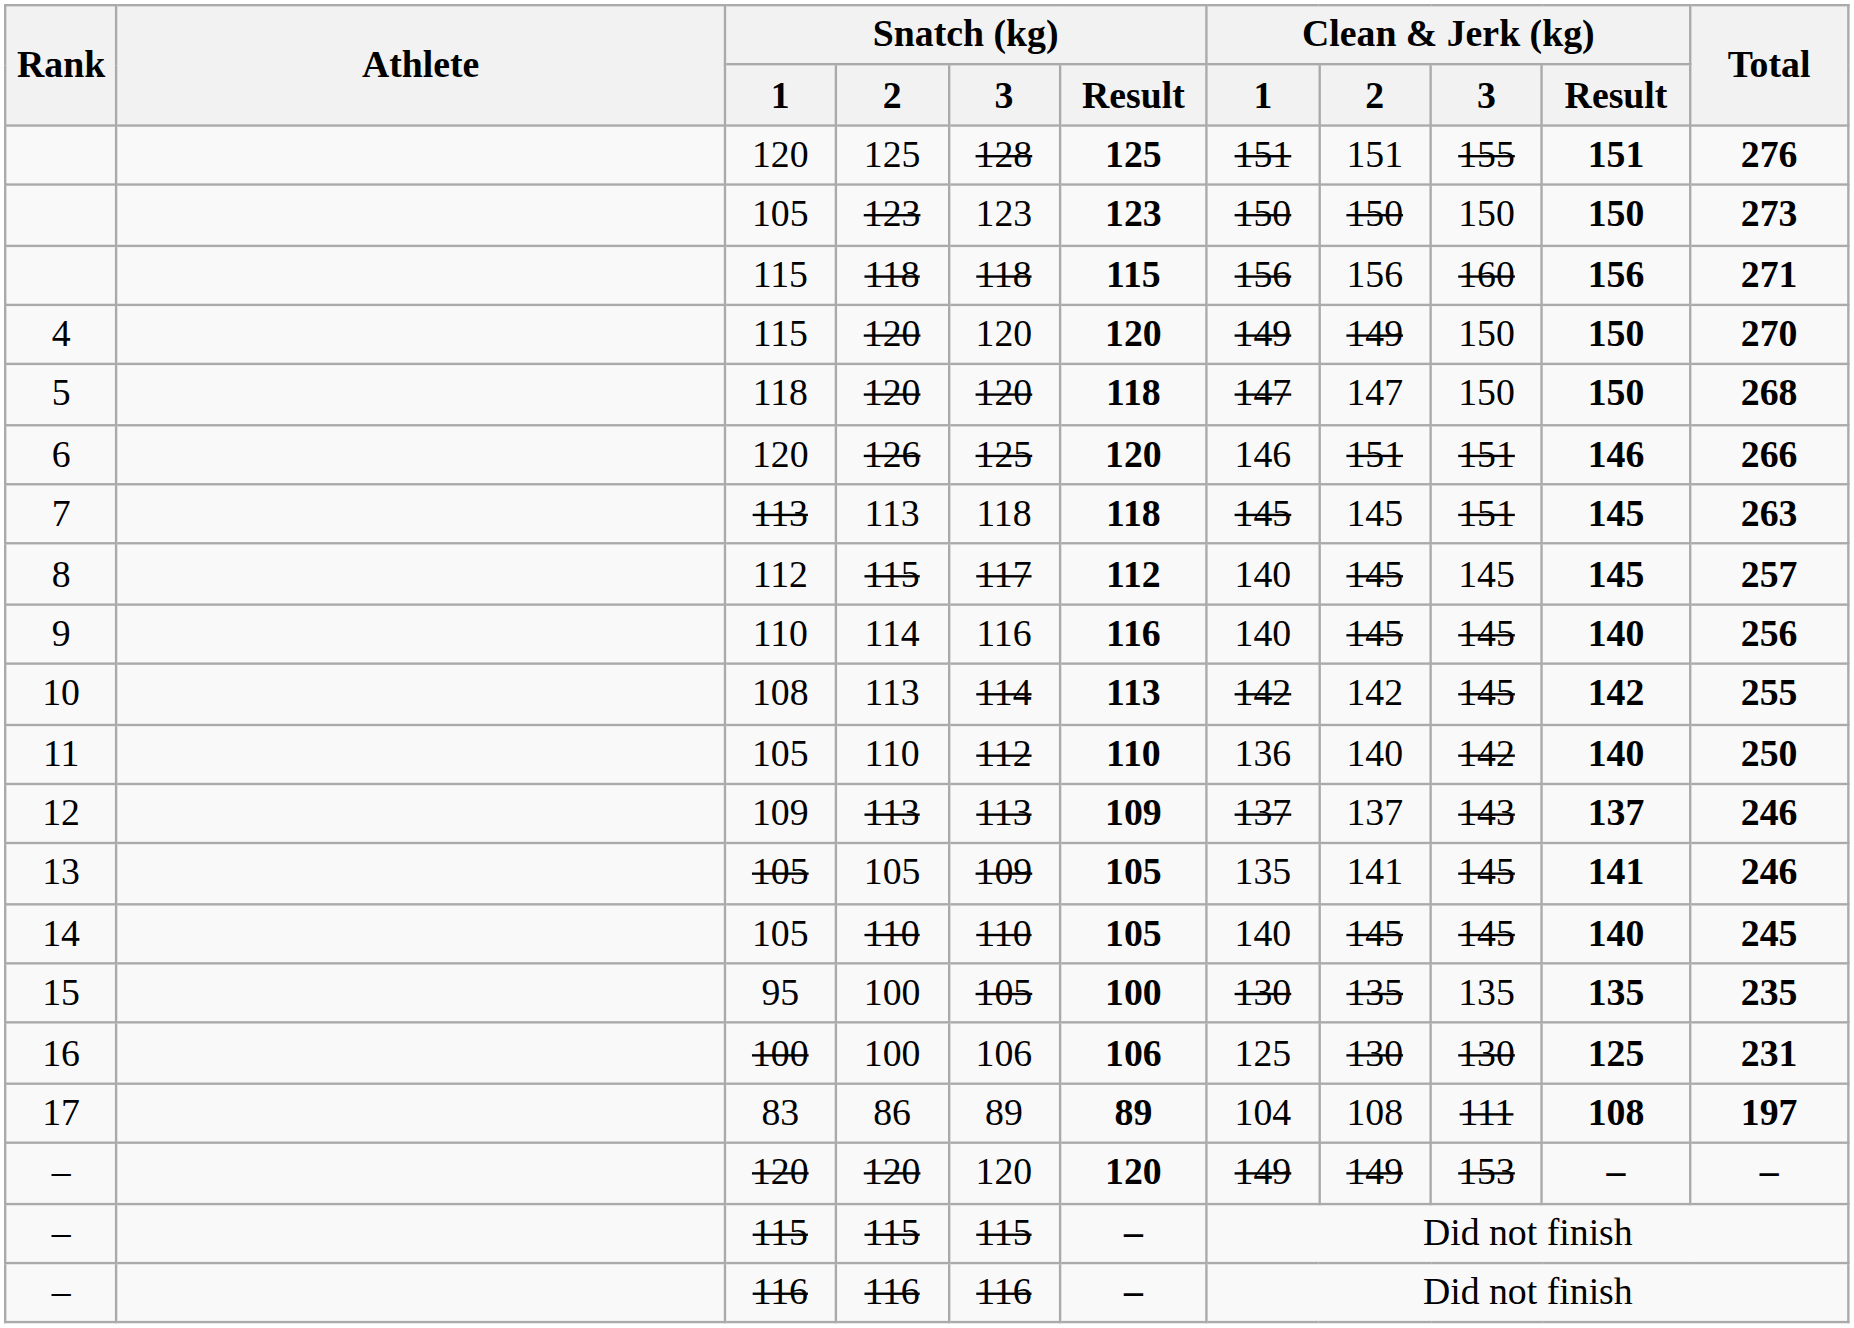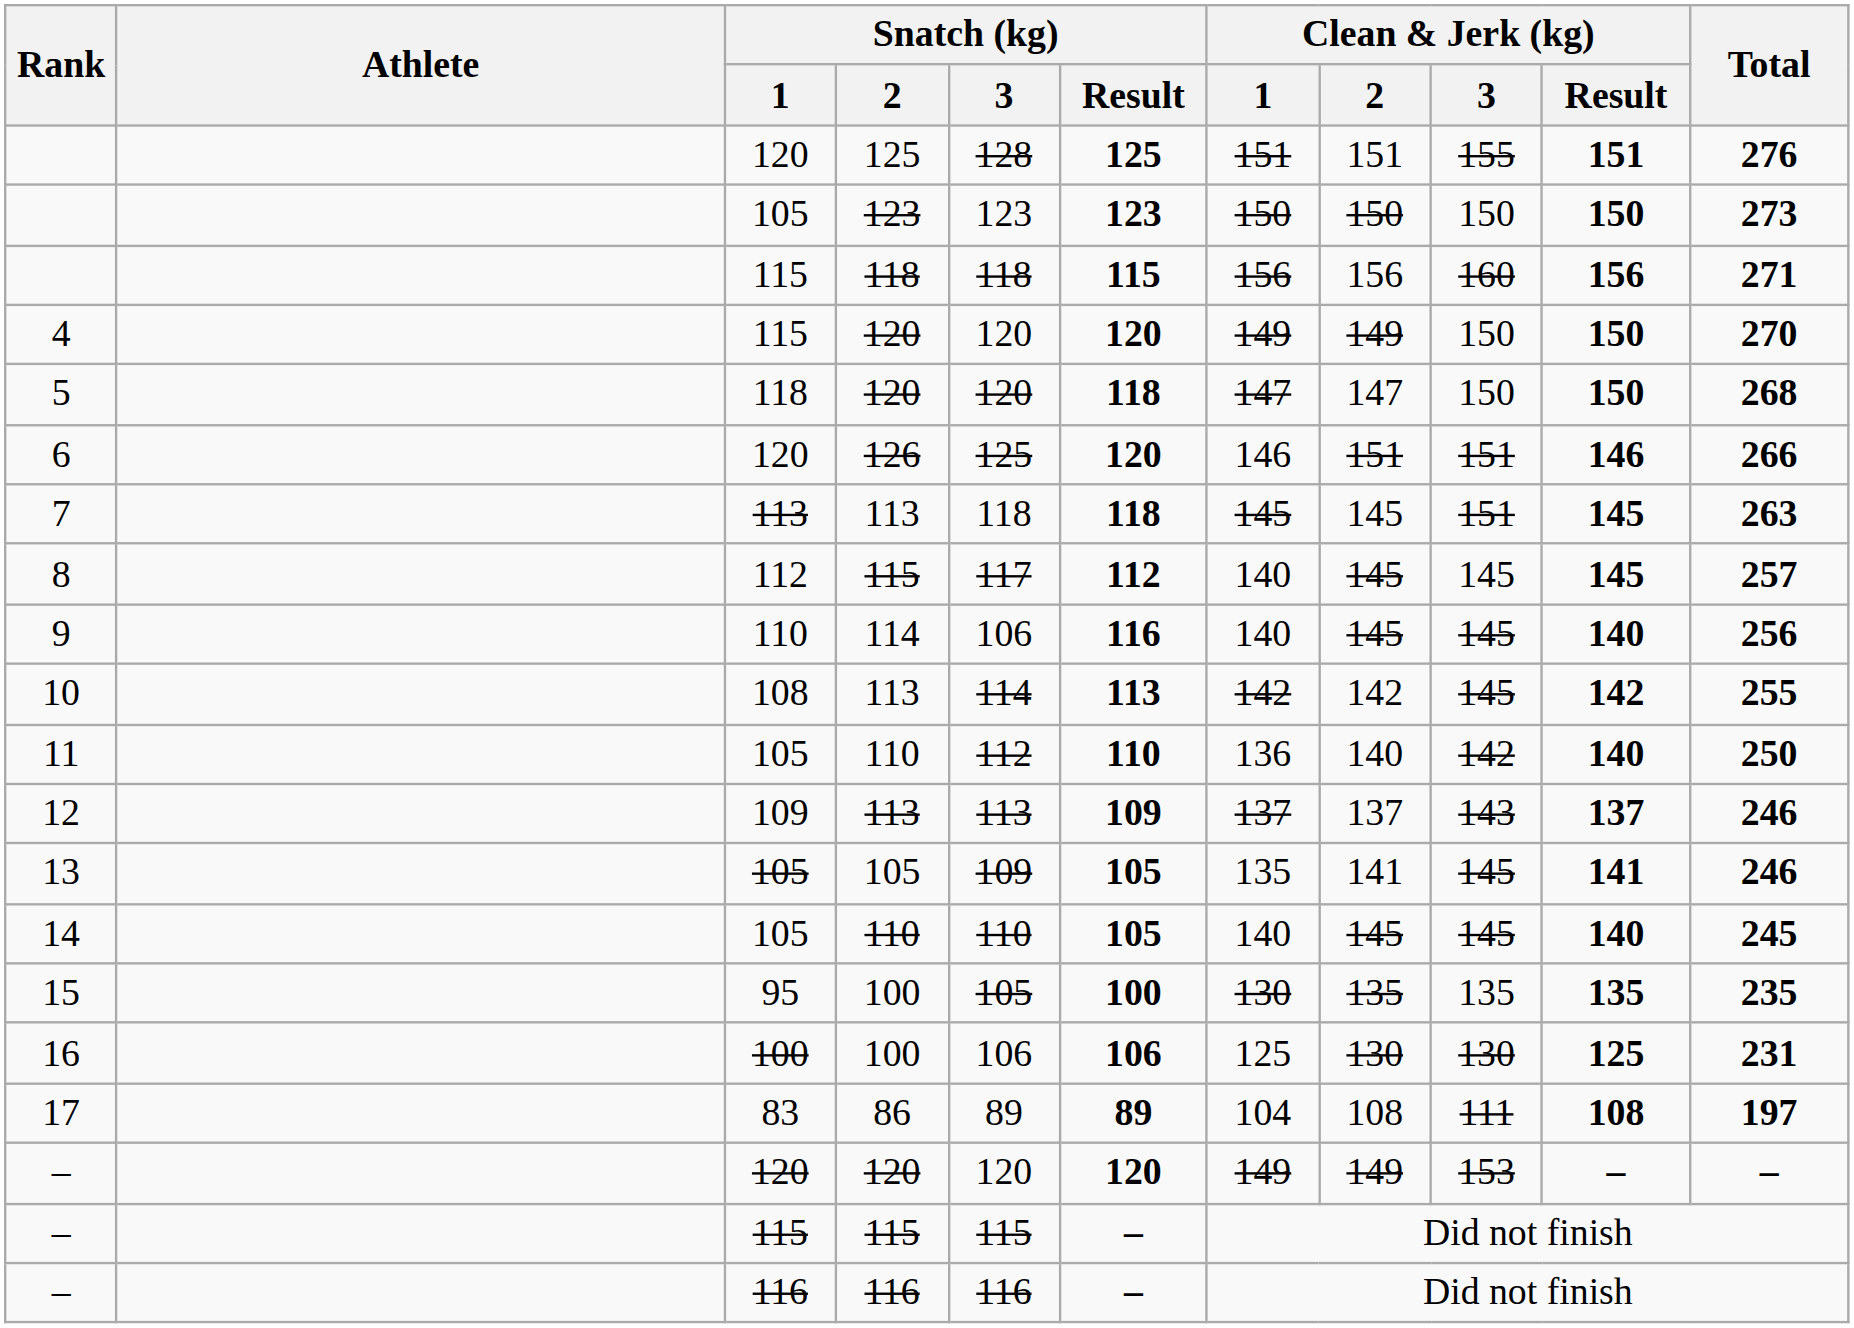(1004, 633) 116 -> (1004, 633) 106
